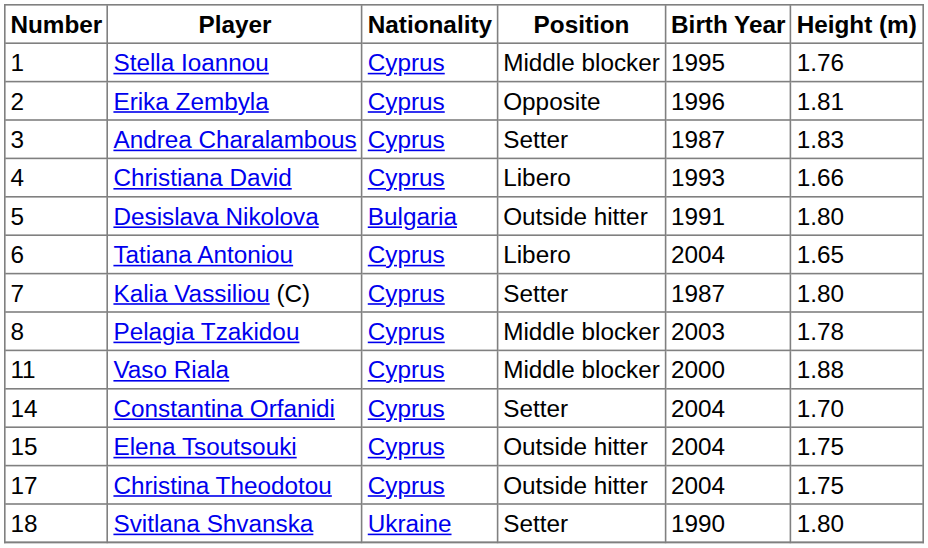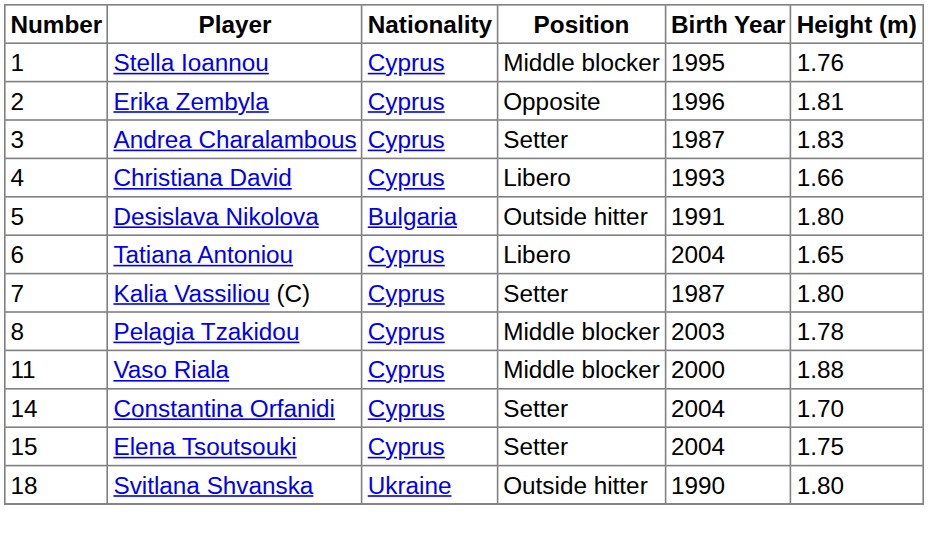(575, 446) Outside hitter -> (536, 446) Setter
- row: (223, 485)
(536, 523) Setter -> (575, 485) Outside hitter
